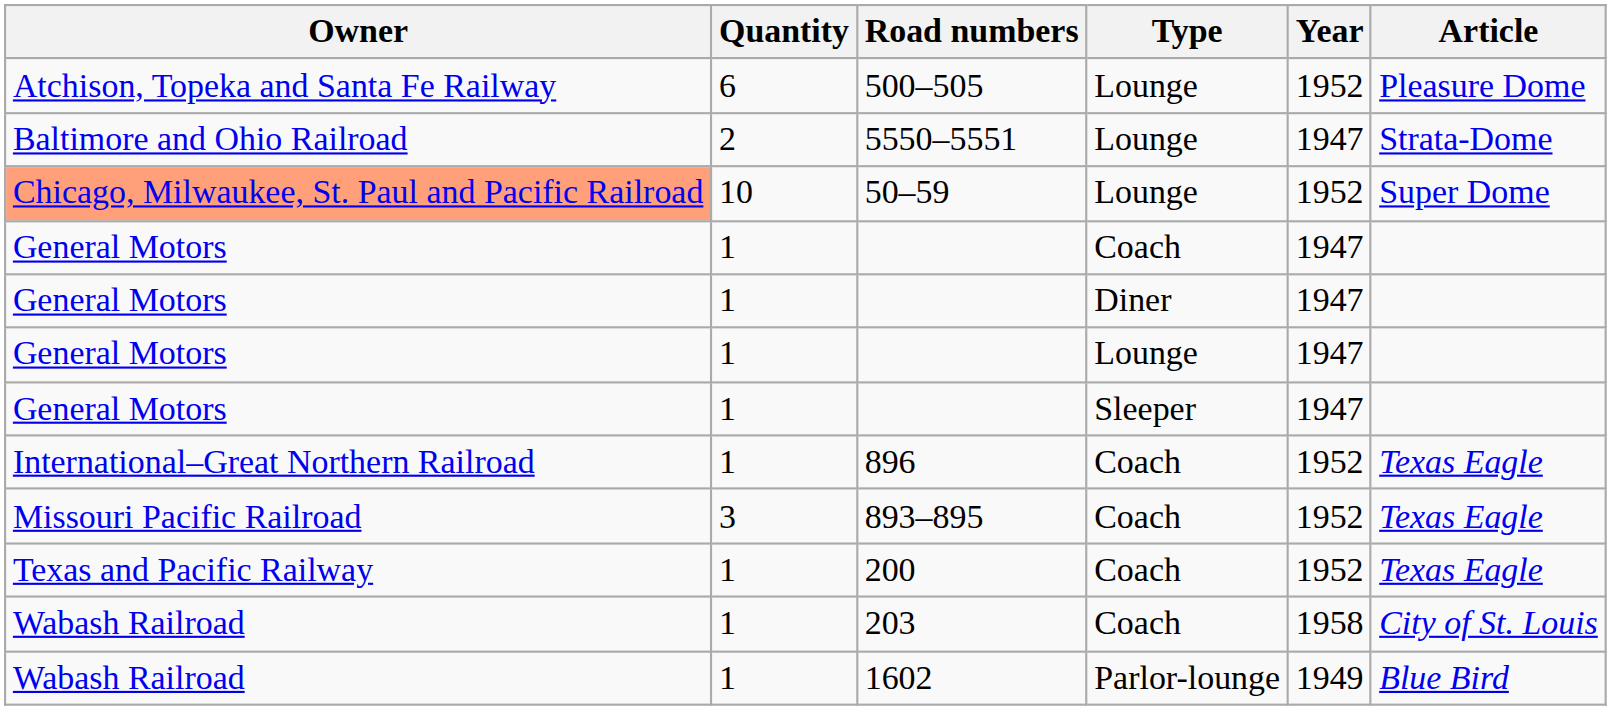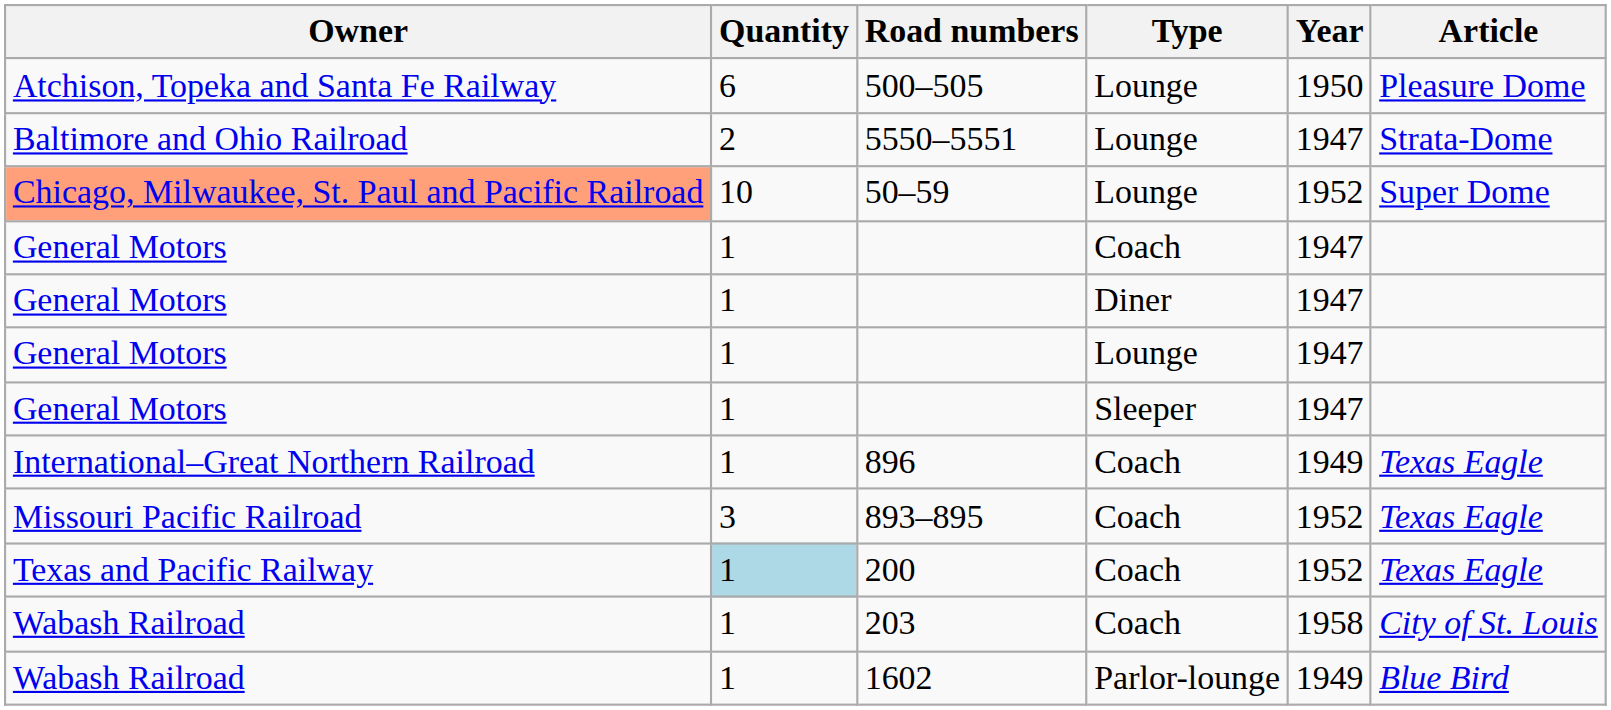(1330, 85) 1952 -> (1330, 85) 1950
(1330, 461) 1952 -> (1330, 461) 1949
(727, 569) no background -> (727, 569) lightblue background
